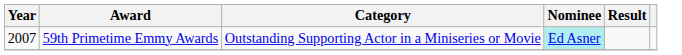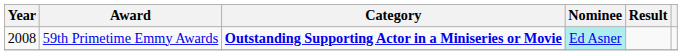(22, 38) 2007 -> (22, 38) 2008
(383, 38) normal -> (393, 38) bold
